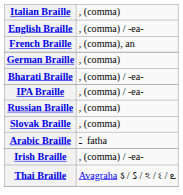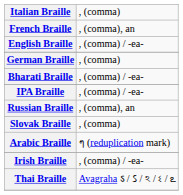rows swapped: (40, 44) <-> (40, 28)
(99, 108) , (comma) -> (107, 108) , (comma), an
(93, 141) ـَ fatha -> (124, 142) ๆ (reduplication mark)
